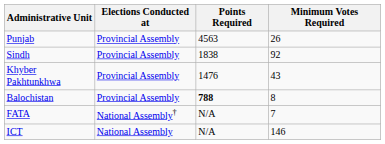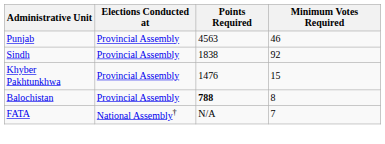(275, 39) 26 -> (275, 39) 46
(275, 76) 43 -> (275, 76) 15
- row: (15, 131)
